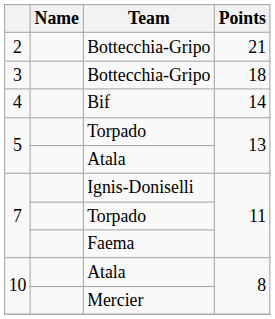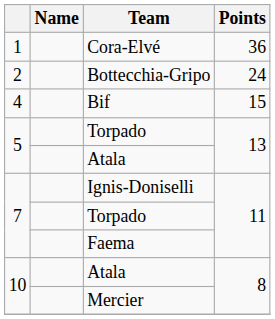+ row: (18, 46)
(257, 46) 21 -> (257, 74) 24
- row: (18, 74)
(257, 103) 14 -> (257, 103) 15
